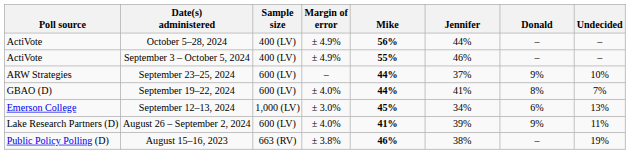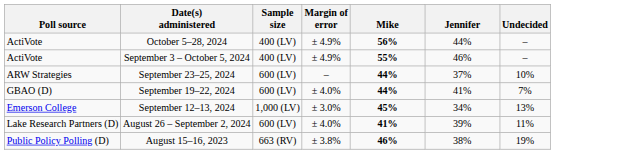- column: (537, 25)
